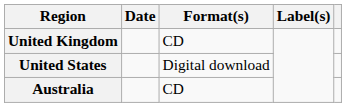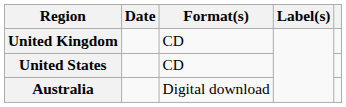(216, 65) Digital download -> (173, 65) CD
(173, 89) CD -> (216, 89) Digital download
